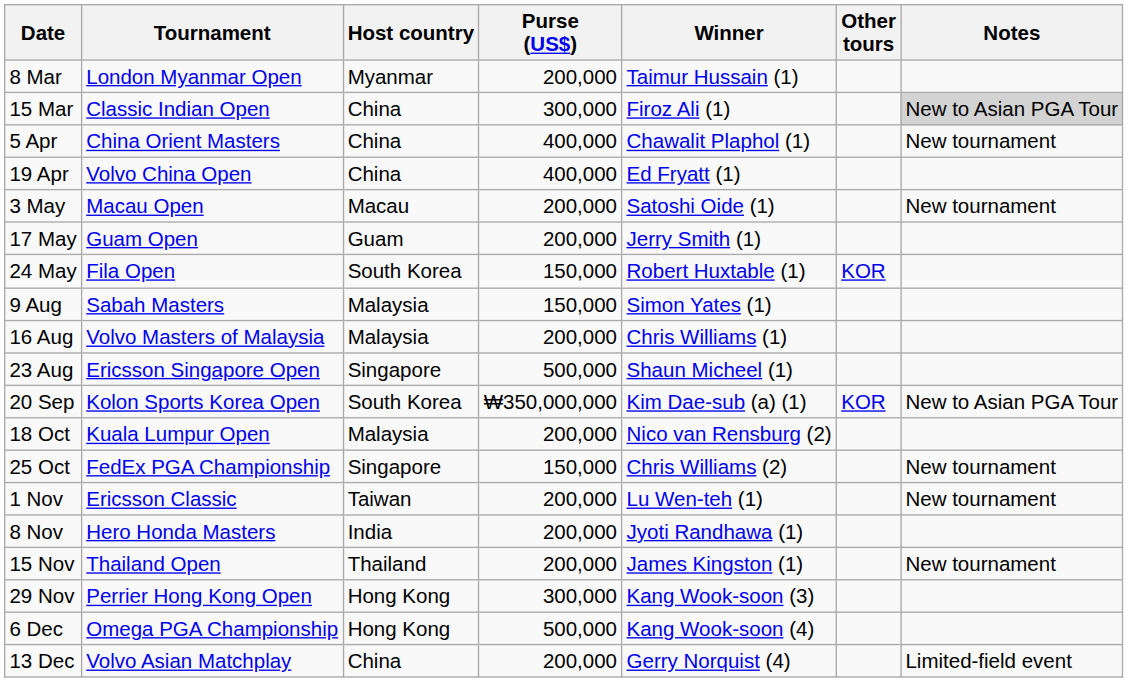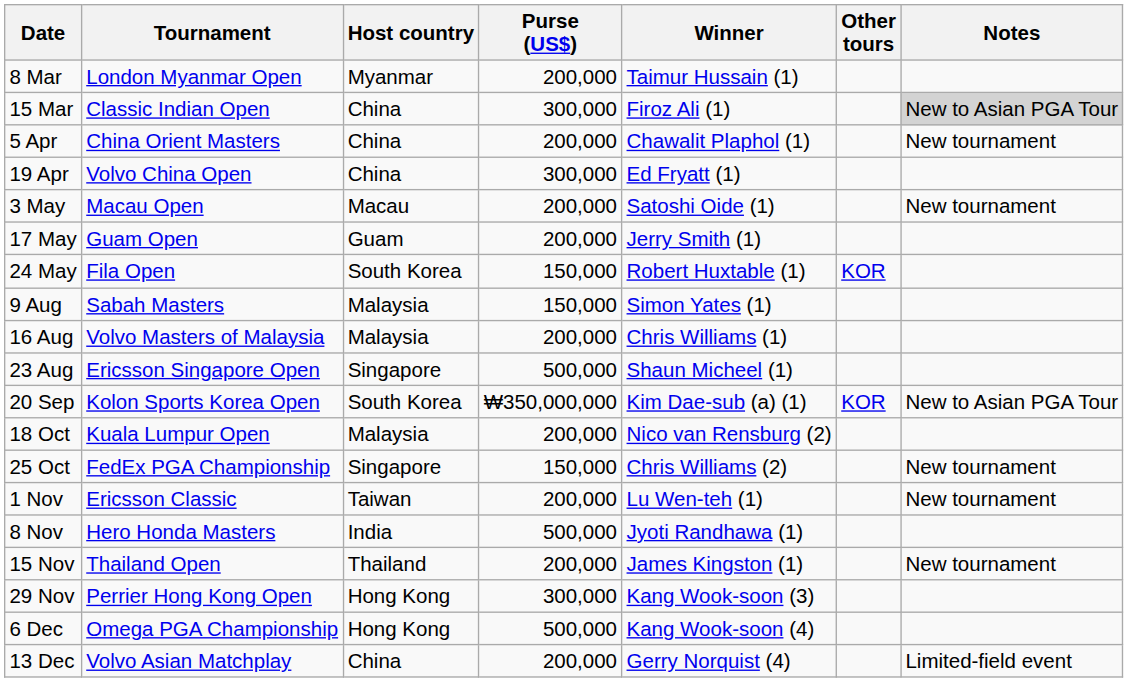(580, 142) 400,000 -> (580, 142) 200,000
(580, 174) 400,000 -> (580, 174) 300,000
(580, 531) 200,000 -> (580, 531) 500,000
